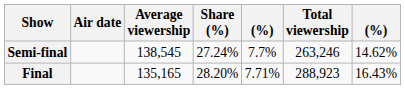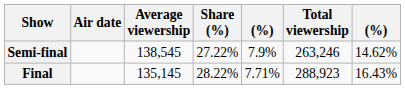(217, 52) 27.24% -> (217, 52) 27.22%
(262, 52) 7.7% -> (262, 52) 7.9%
(159, 73) 135,165 -> (159, 73) 135,145
(217, 73) 28.20% -> (217, 73) 28.22%
